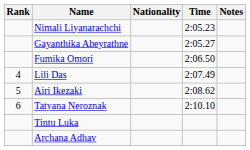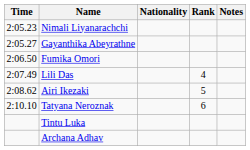columns swapped: (18, 12) <-> (200, 12)
